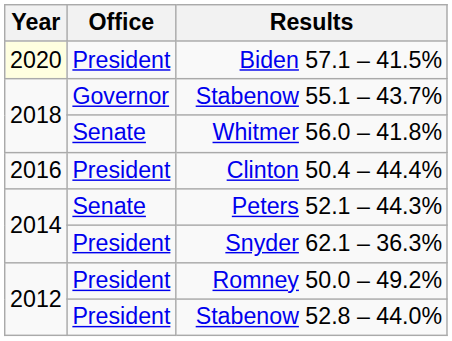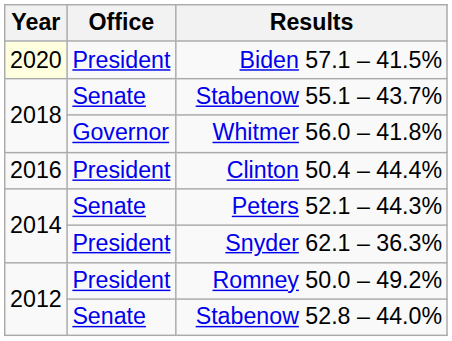(121, 96) Governor -> (109, 96) Senate
(109, 133) Senate -> (121, 133) Governor
(121, 317) President -> (109, 317) Senate
